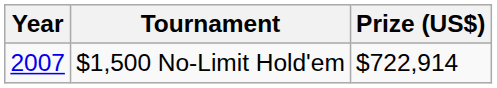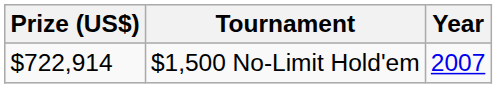columns swapped: (38, 23) <-> (421, 23)
